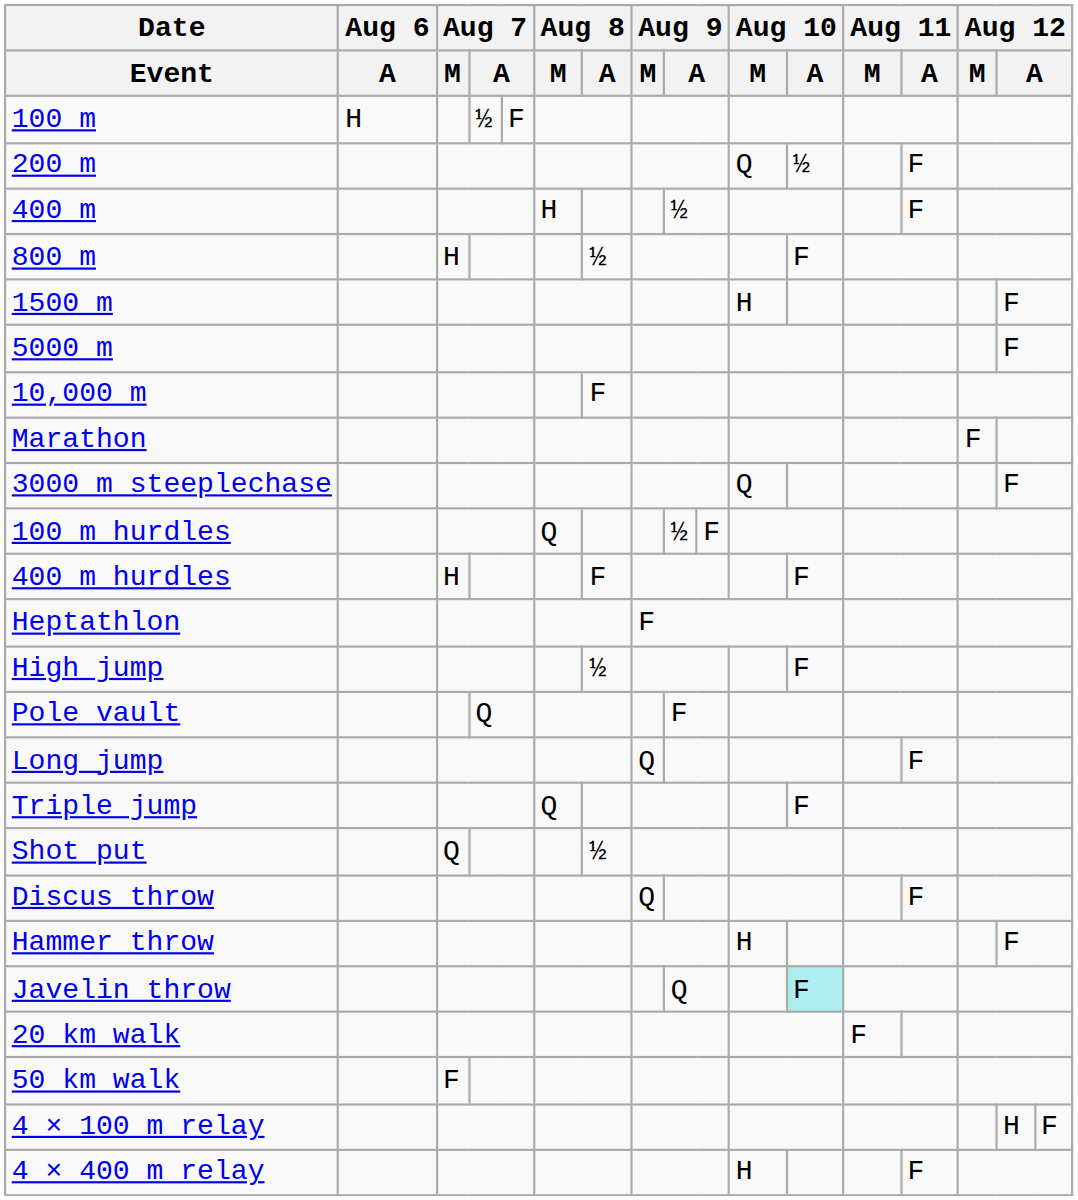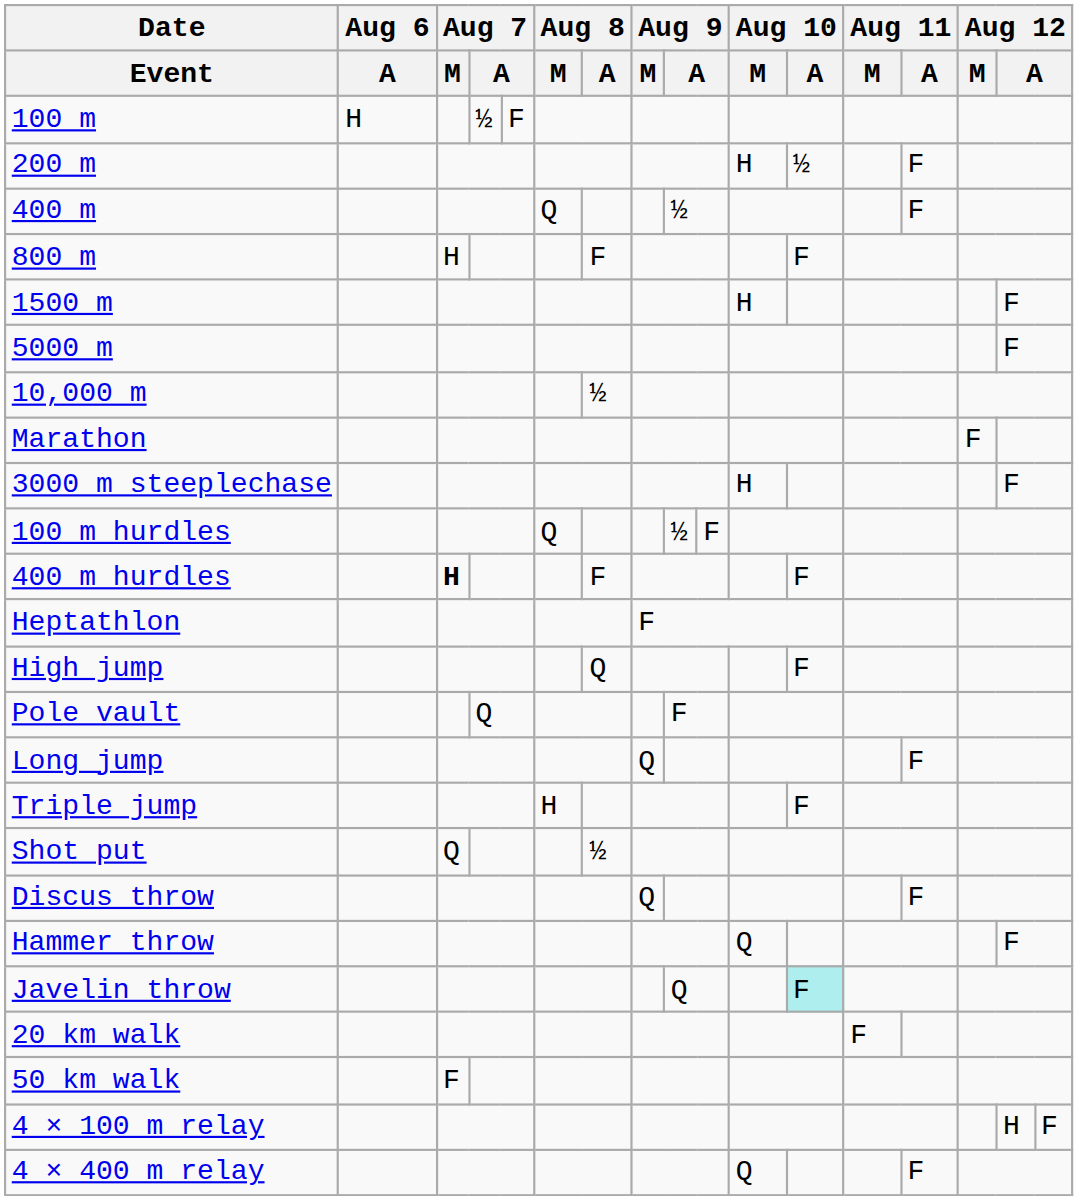(744, 165) Q -> (744, 165) H
(549, 211) H -> (549, 211) Q
(598, 257) ½ -> (598, 257) F
(598, 394) F -> (598, 394) ½
(744, 486) Q -> (744, 486) H
(451, 577) normal -> (451, 577) bold
(598, 669) ½ -> (598, 669) Q
(549, 806) Q -> (549, 806) H
(744, 943) H -> (744, 943) Q
(744, 1172) H -> (744, 1172) Q
